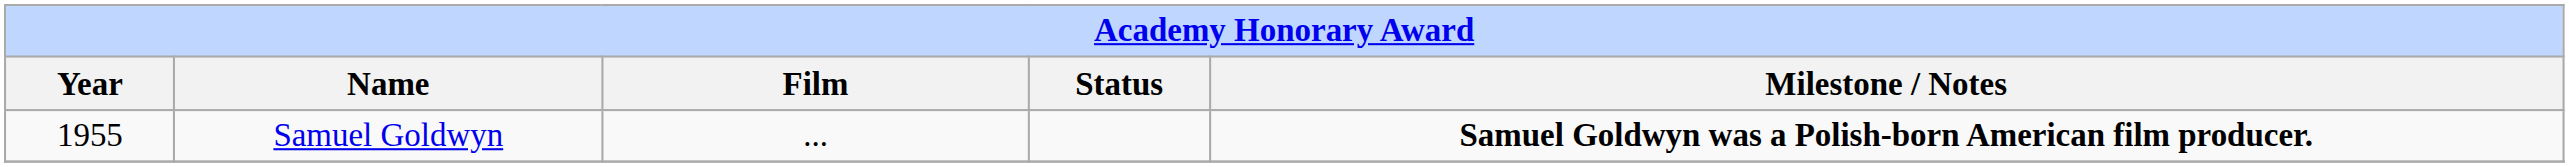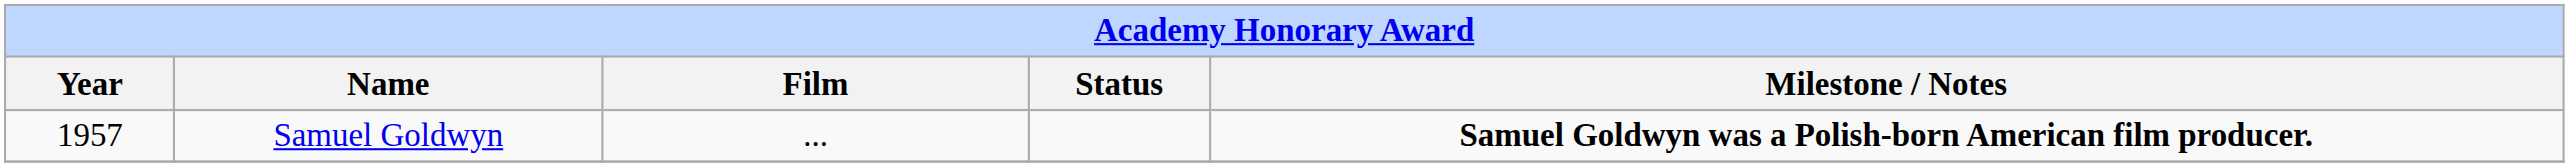(90, 135) 1955 -> (90, 135) 1957
